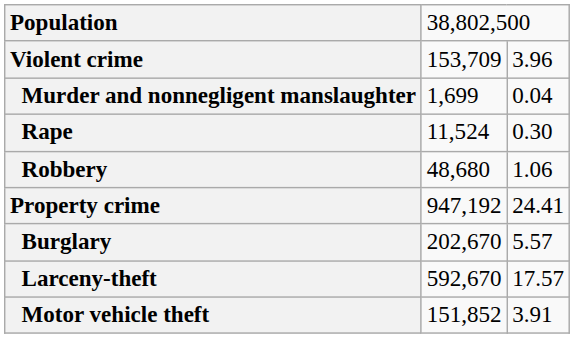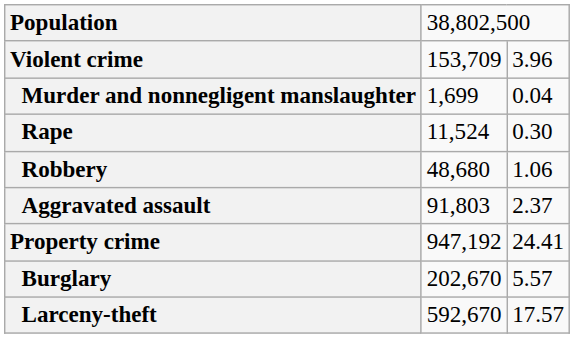+ row: (110, 205)
- row: (110, 315)
